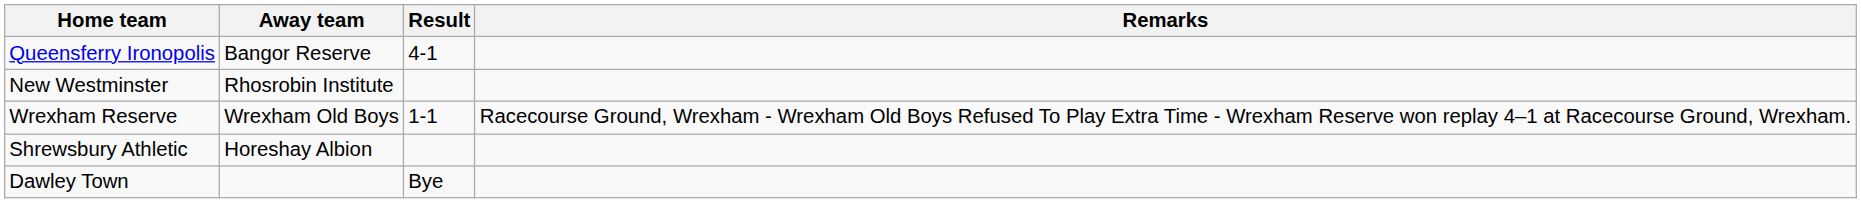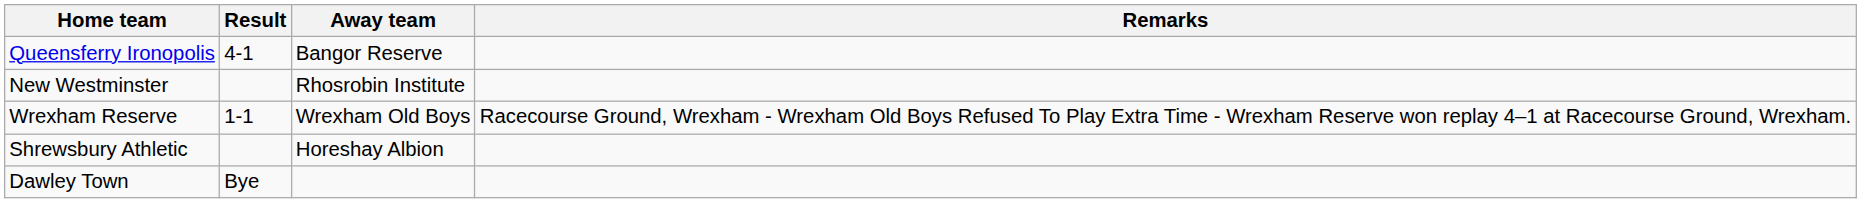columns swapped: (439, 20) <-> (312, 20)
